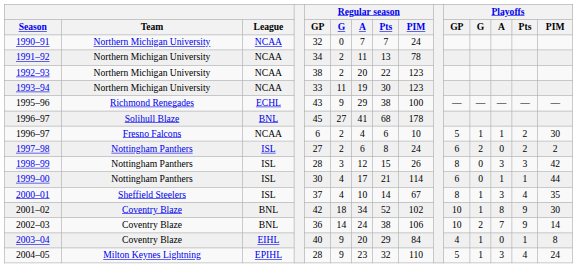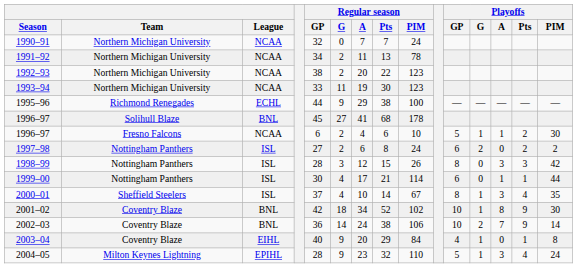(318, 103) 43 -> (318, 103) 44
